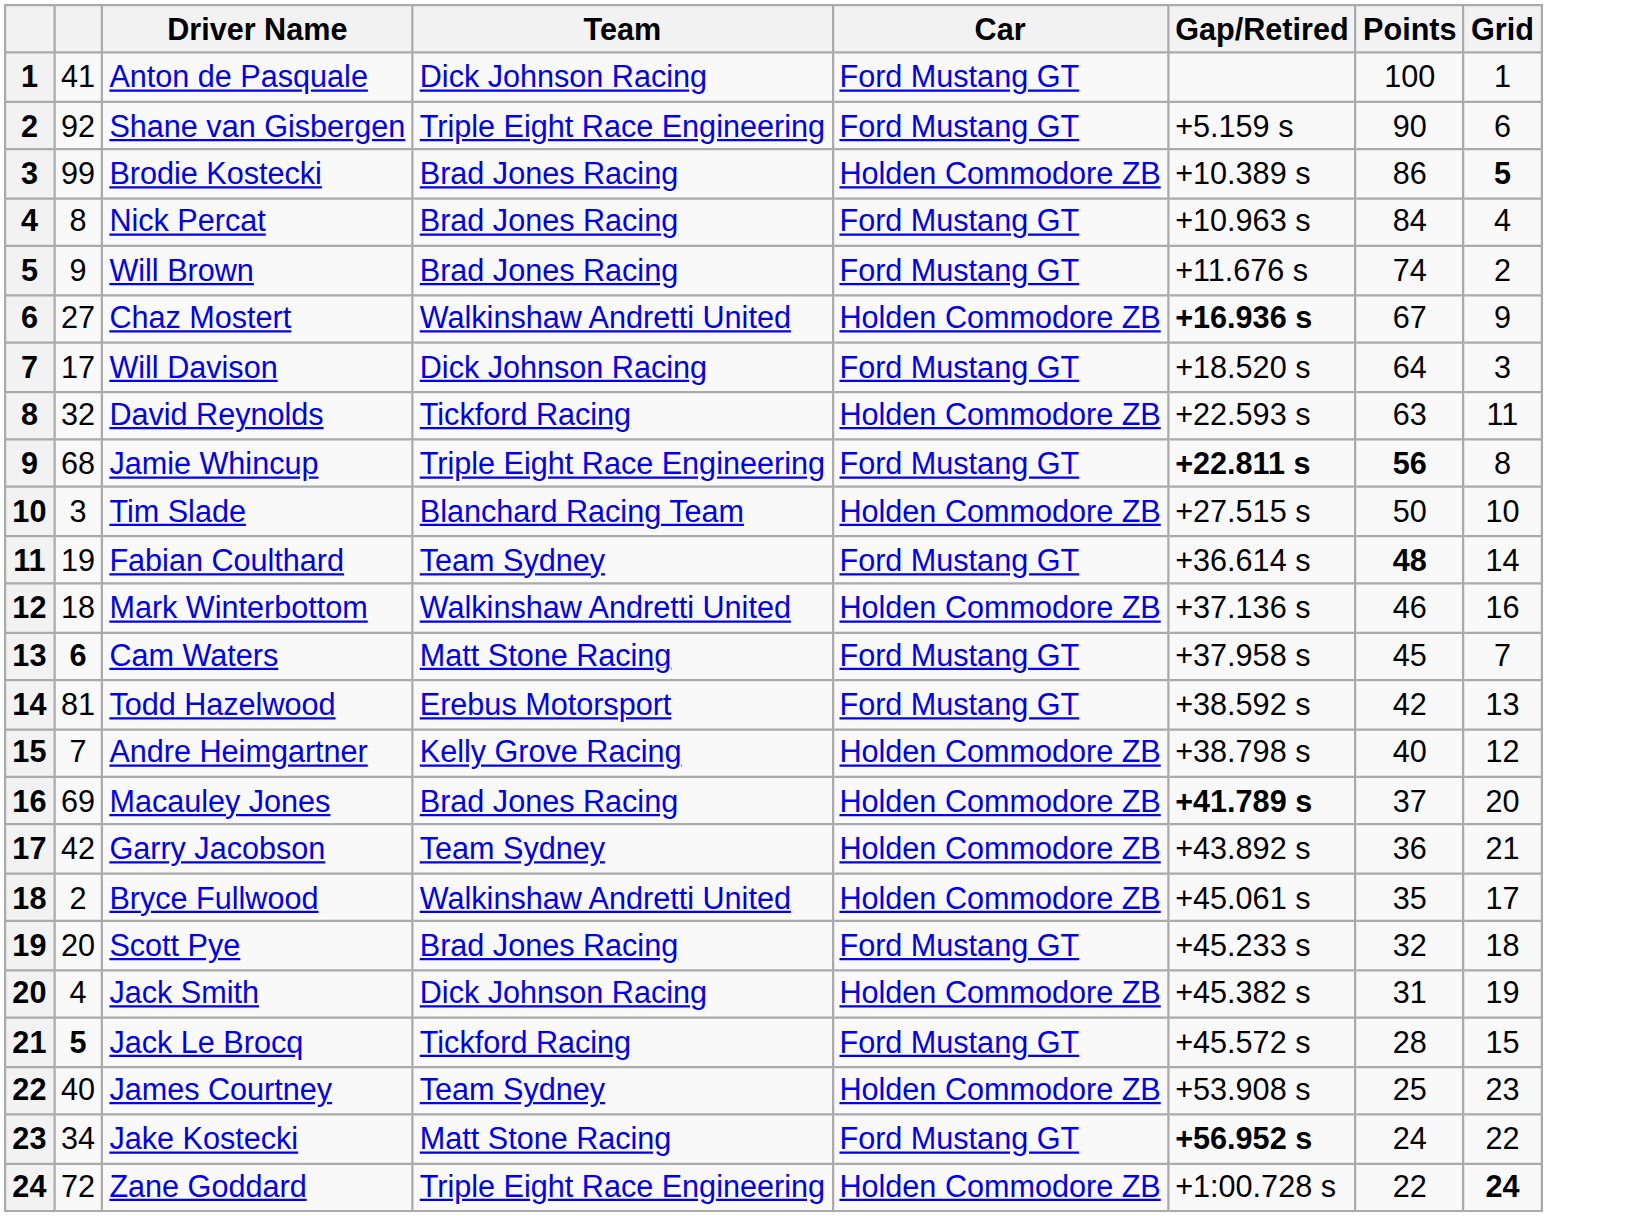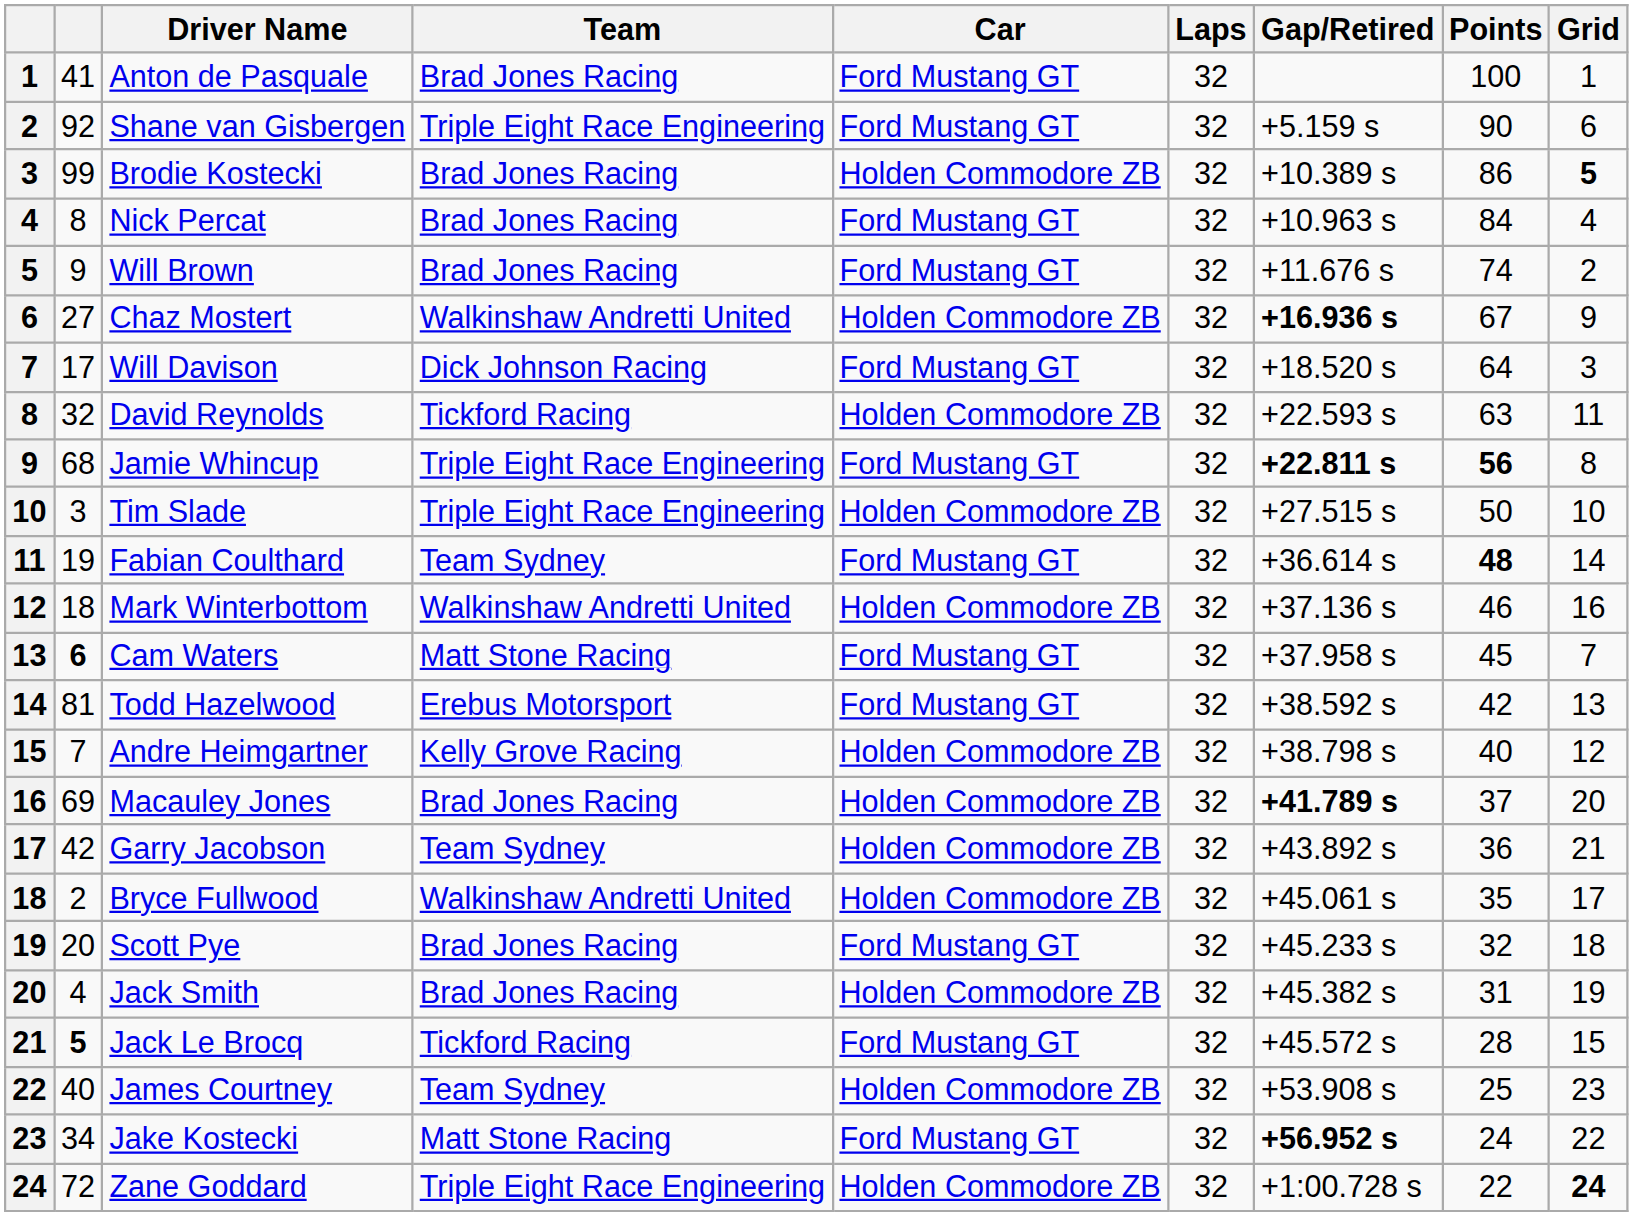+ column: (1211, 29)
(563, 77) Dick Johnson Racing -> (549, 77) Brad Jones Racing
(582, 511) Blanchard Racing Team -> (622, 511) Triple Eight Race Engineering
(563, 994) Dick Johnson Racing -> (549, 994) Brad Jones Racing
